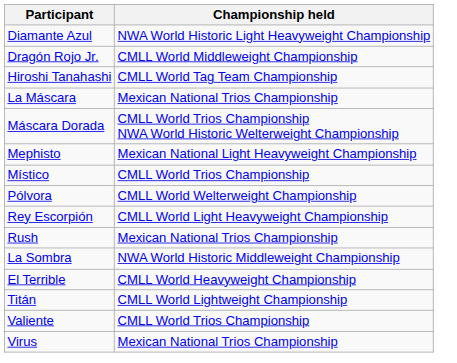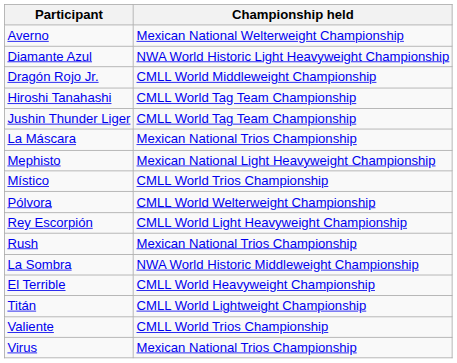+ row: (28, 35)
+ row: (69, 118)
- row: (56, 126)
